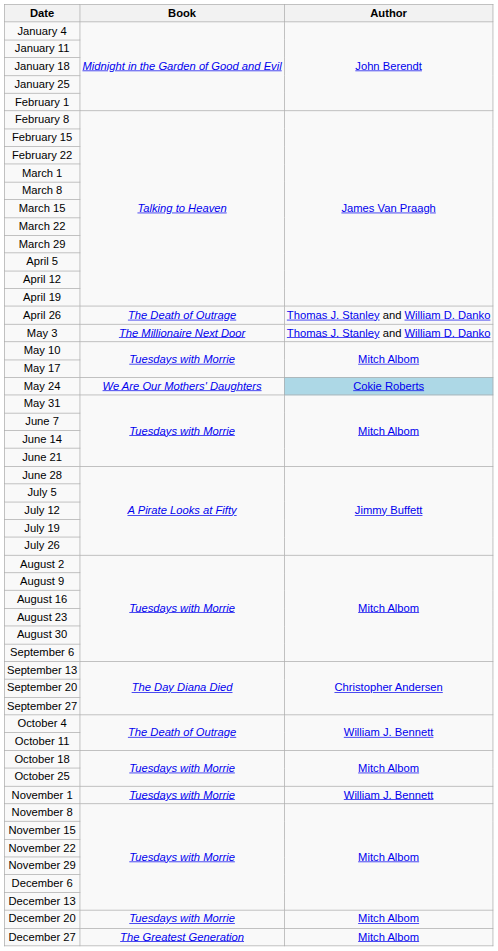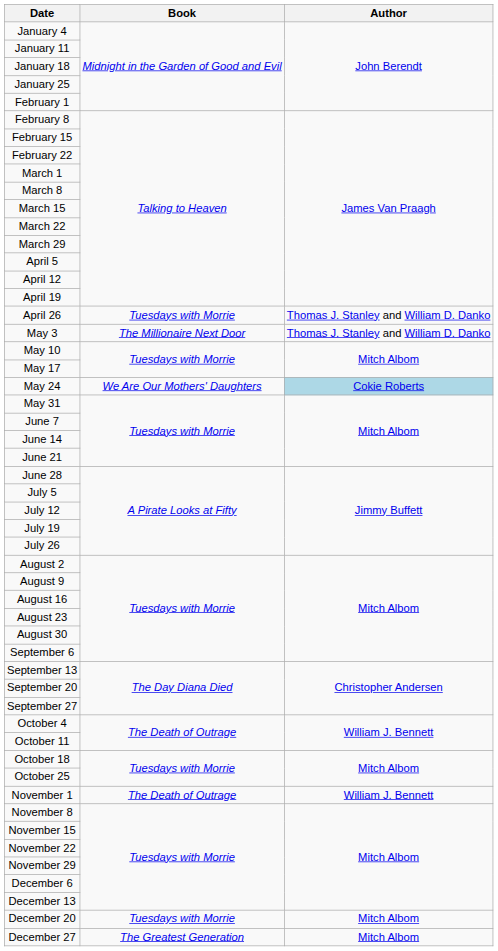(182, 315) The Death of Outrage -> (182, 315) Tuesdays with Morrie
(182, 794) Tuesdays with Morrie -> (182, 794) The Death of Outrage
